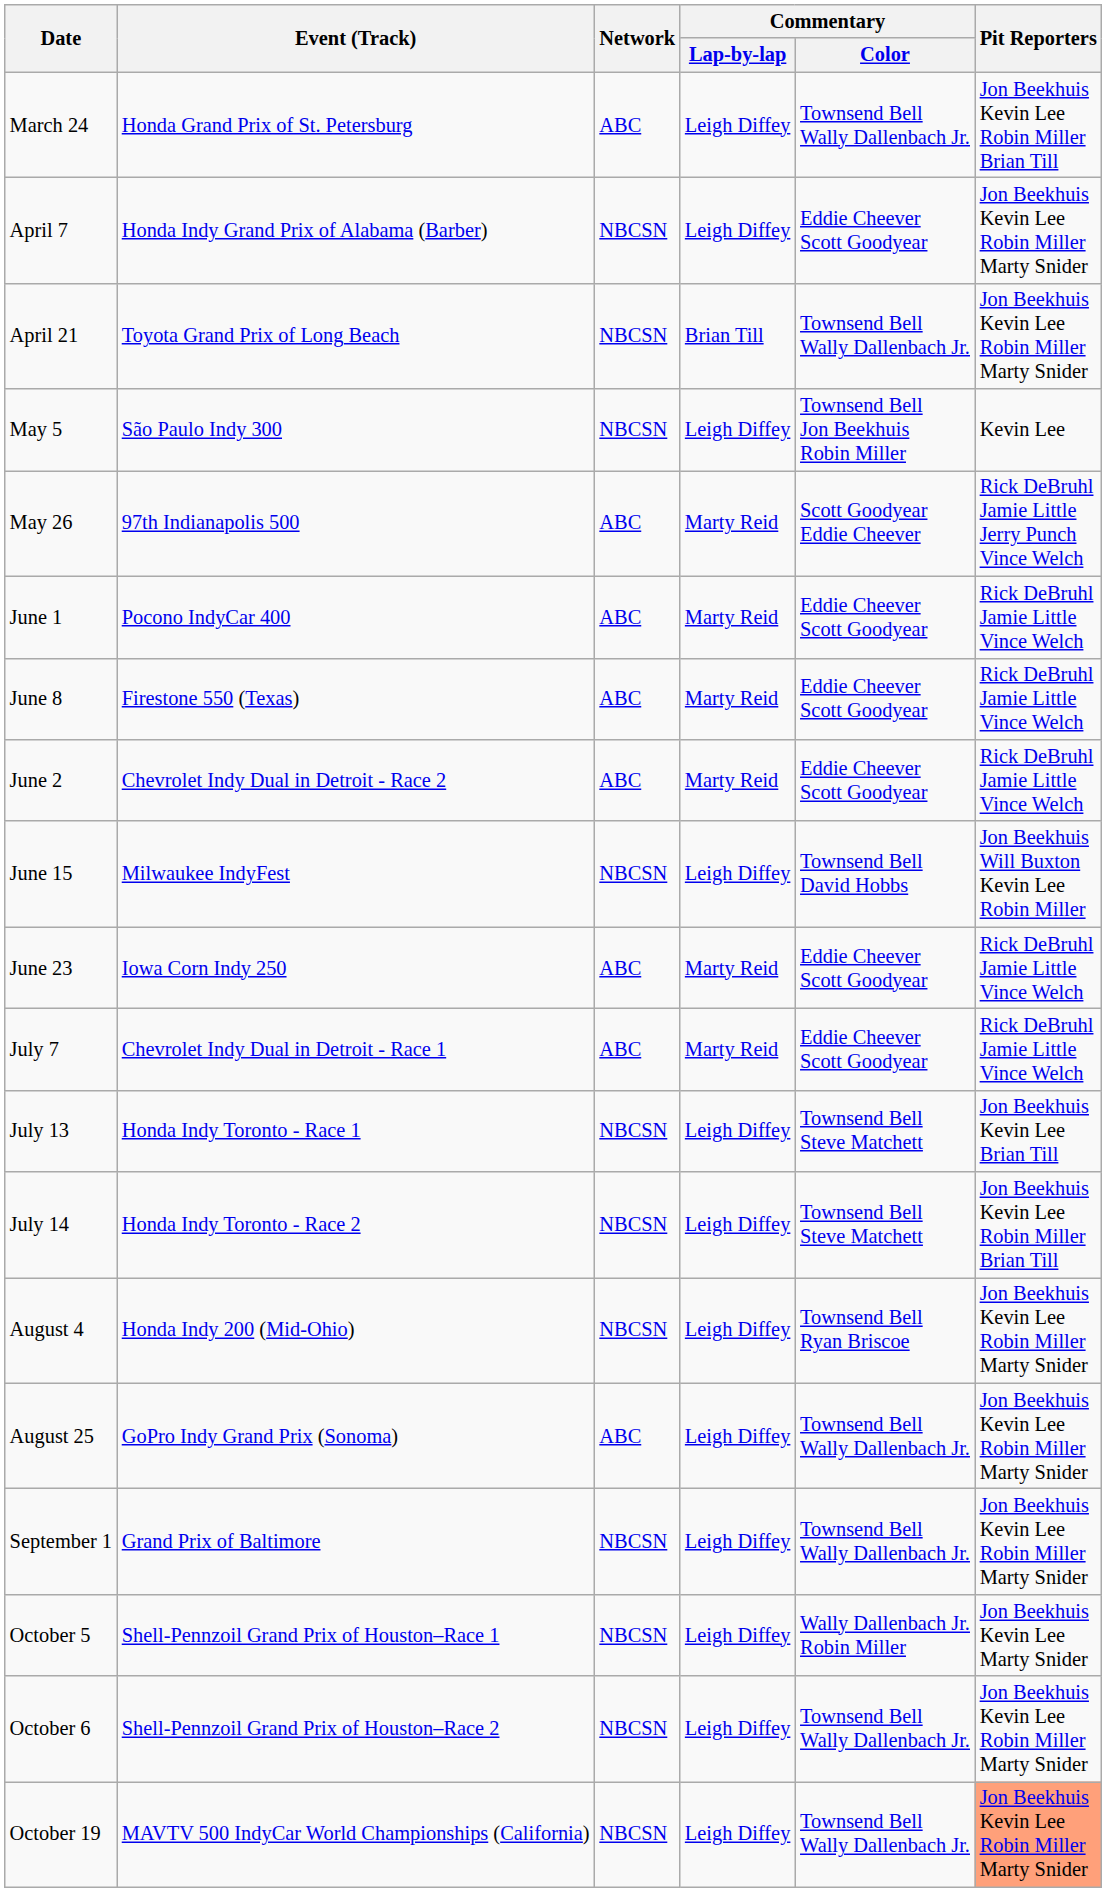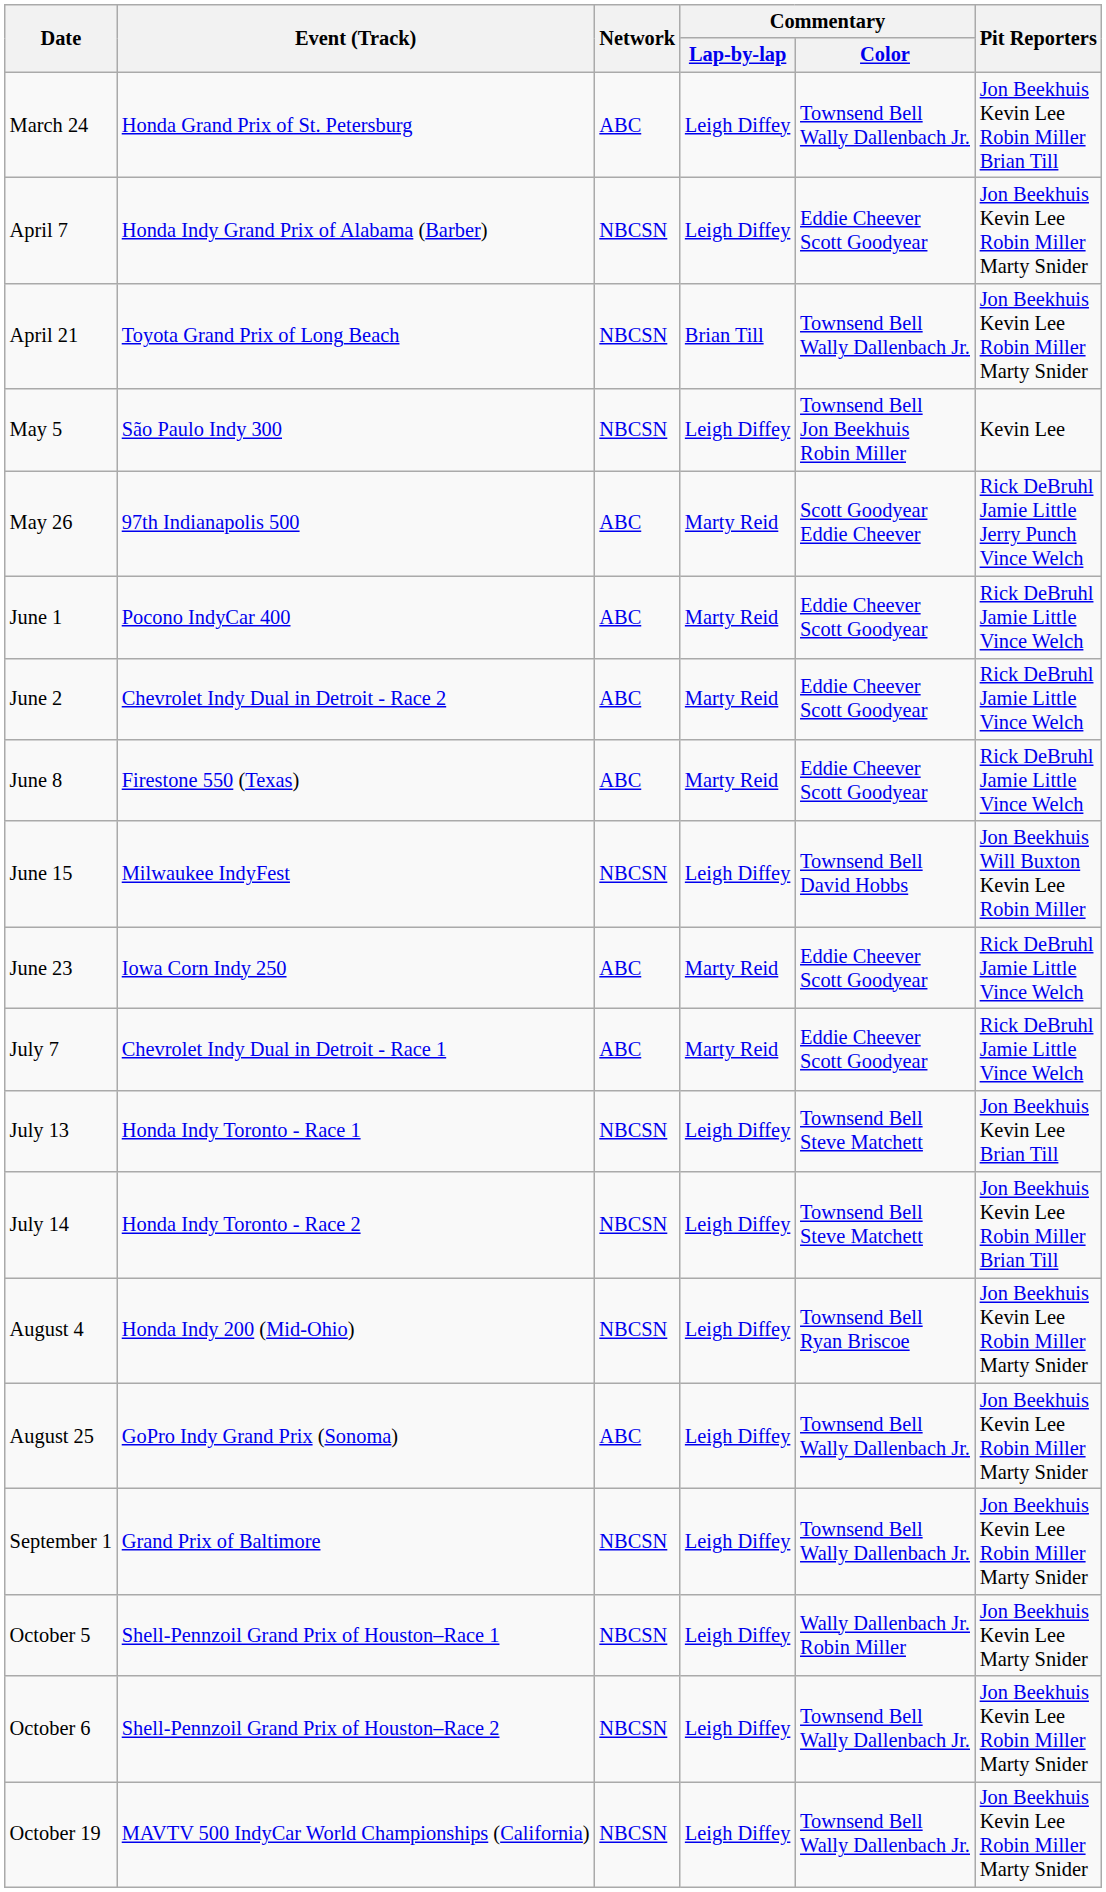rows swapped: (36, 779) <-> (36, 698)
(1034, 1834) lightsalmon background -> (1034, 1834) no background
